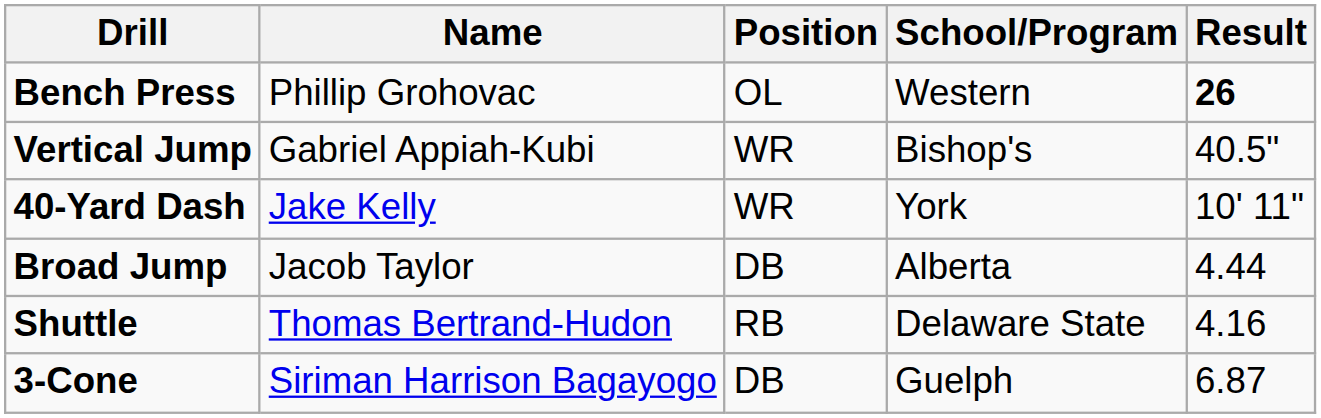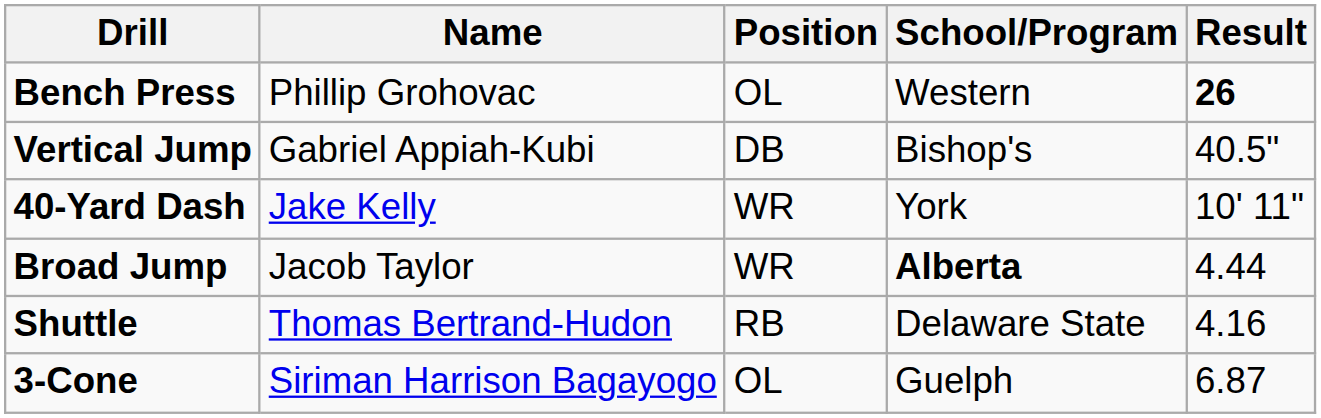(764, 149) WR -> (759, 149) DB
(759, 265) DB -> (764, 265) WR
(953, 265) normal -> (958, 265) bold
(759, 382) DB -> (758, 382) OL
